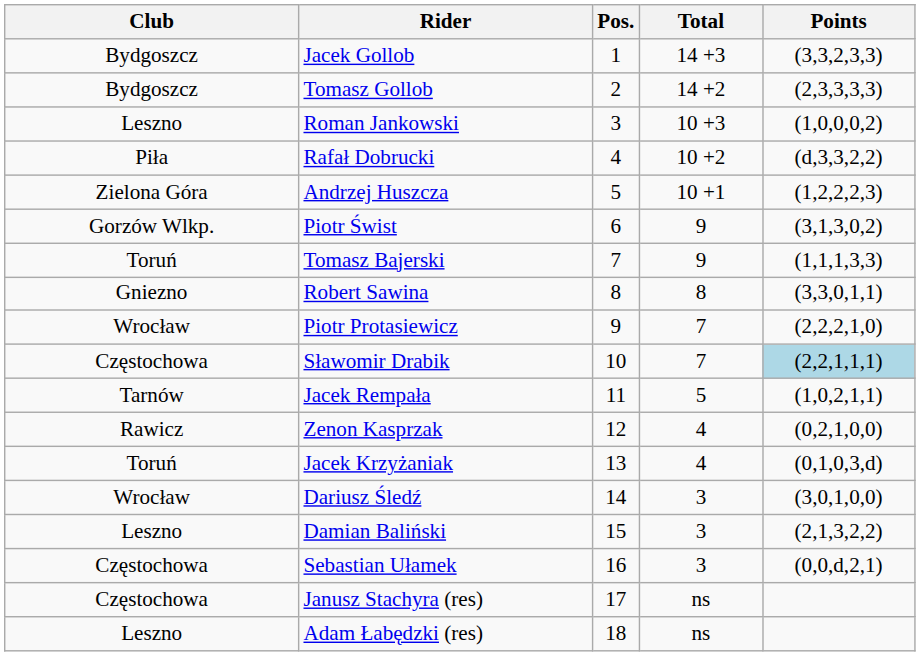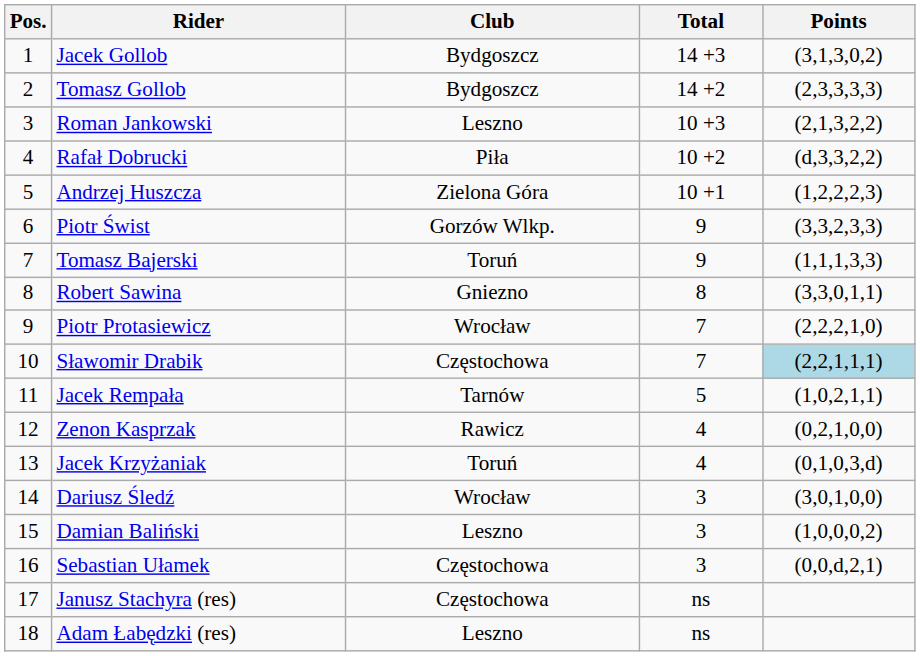columns swapped: (616, 21) <-> (152, 21)
(839, 55) (3,3,2,3,3) -> (839, 55) (3,1,3,0,2)
(839, 123) (1,0,0,0,2) -> (839, 123) (2,1,3,2,2)
(839, 225) (3,1,3,0,2) -> (839, 225) (3,3,2,3,3)
(839, 531) (2,1,3,2,2) -> (839, 531) (1,0,0,0,2)
